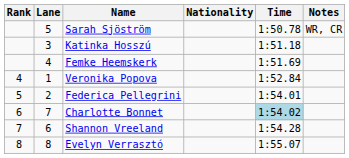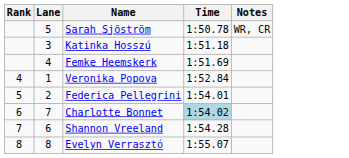- column: (220, 13)
